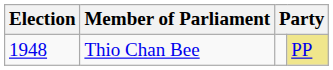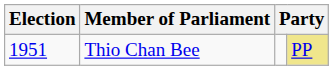(28, 49) 1948 -> (28, 49) 1951
